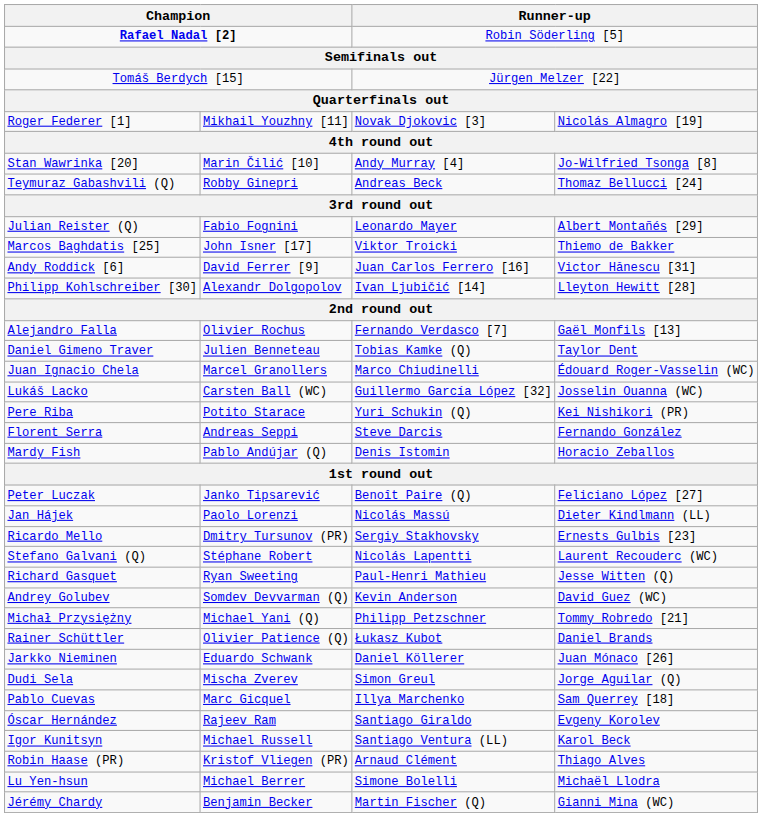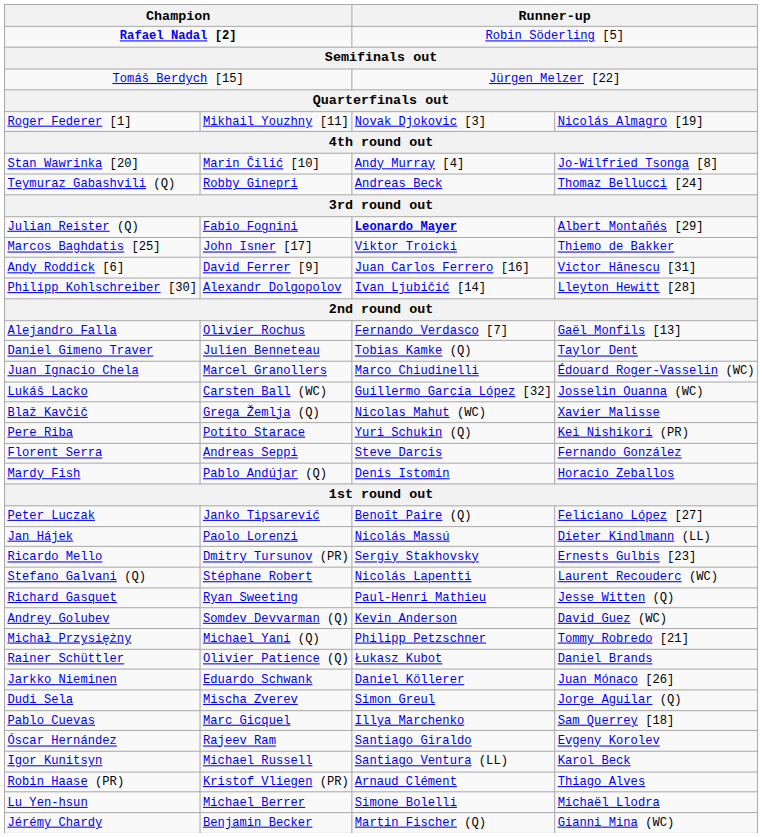(406, 226) normal -> (406, 226) bold
+ row: (48, 412)
